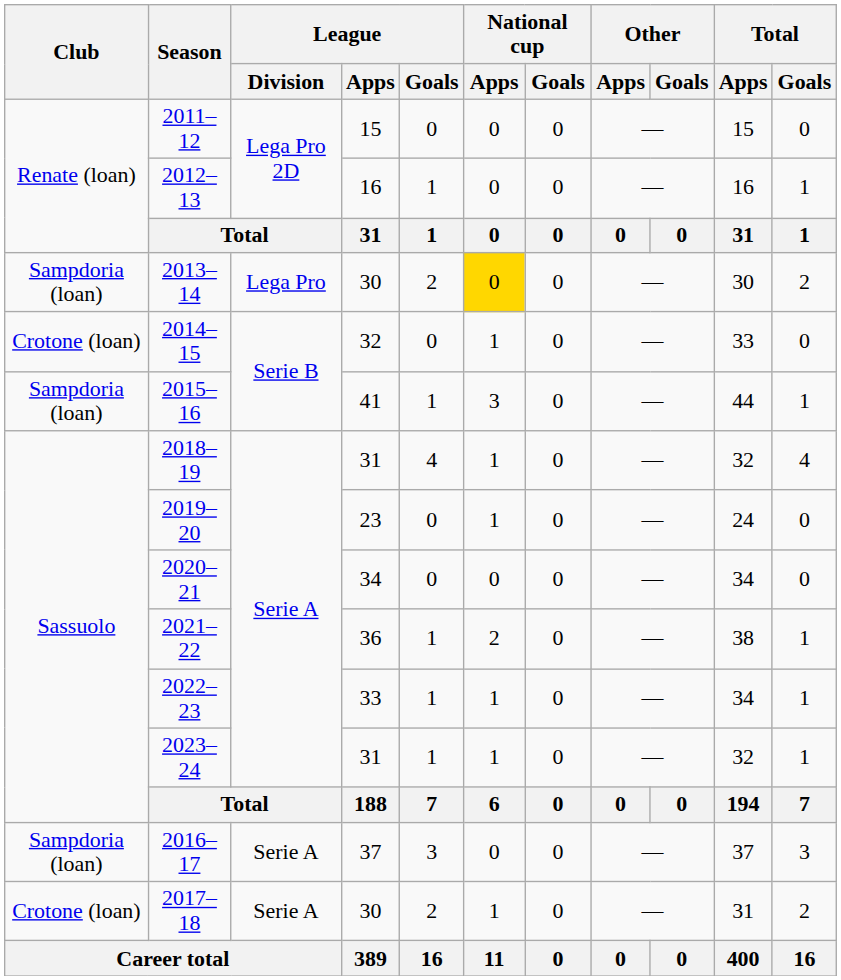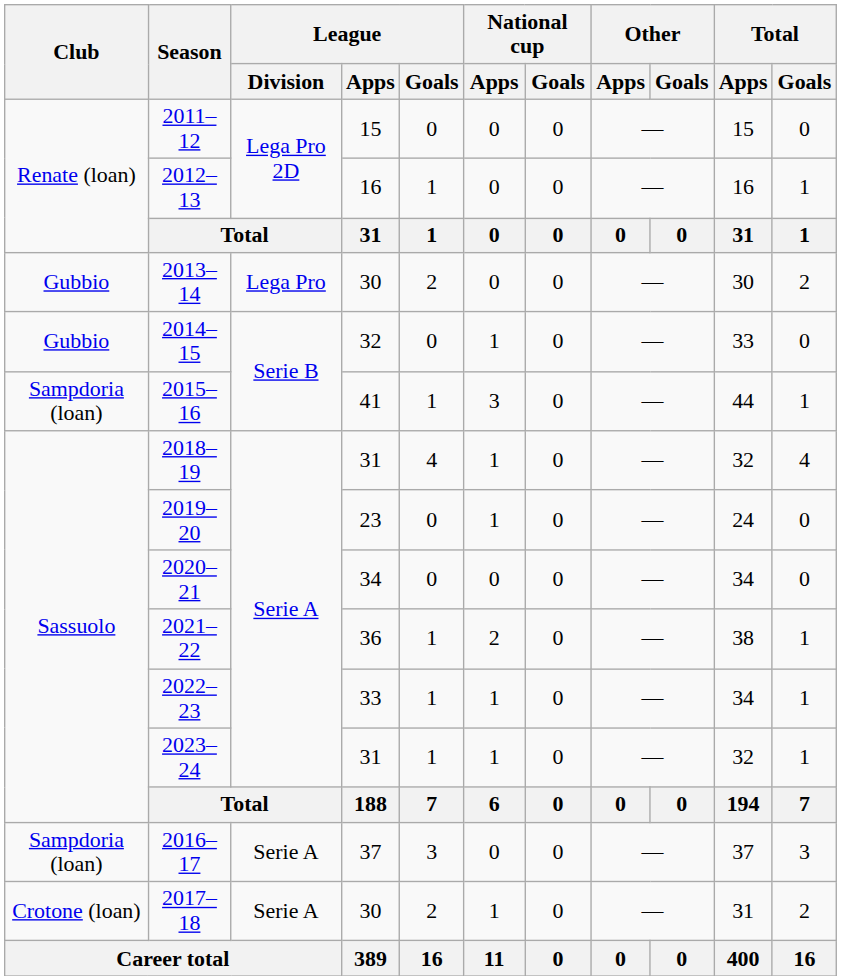(76, 282) Sampdoria (loan) -> (76, 282) Gubbio
(494, 282) gold background -> (494, 282) no background
(76, 341) Crotone (loan) -> (76, 341) Gubbio
